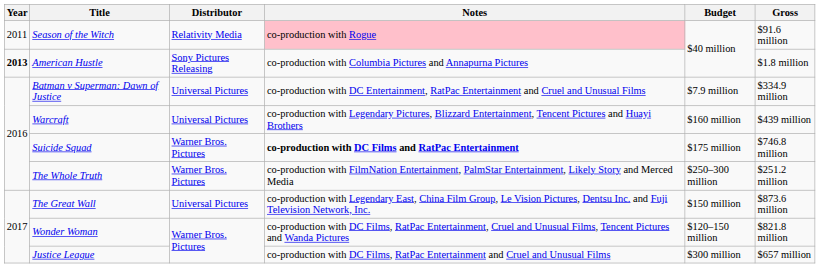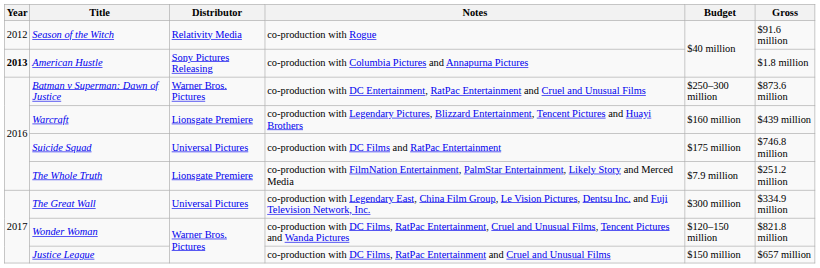(17, 35) 2011 -> (17, 35) 2012
(322, 35) pink background -> (322, 35) no background
(210, 91) Universal Pictures -> (199, 91) Warner Bros. Pictures
(713, 91) $7.9 million -> (708, 91) $250–300 million
(773, 91) $334.9 million -> (773, 91) $873.6 million
(210, 119) Universal Pictures -> (212, 119) Lionsgate Premiere
(199, 147) Warner Bros. Pictures -> (210, 147) Universal Pictures
(393, 147) bold -> (384, 147) normal
(199, 176) Warner Bros. Pictures -> (212, 176) Lionsgate Premiere
(708, 176) $250–300 million -> (713, 176) $7.9 million
(714, 204) $150 million -> (714, 204) $300 million
(773, 204) $873.6 million -> (773, 204) $334.9 million
(714, 254) $300 million -> (714, 254) $150 million
